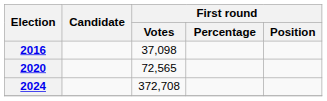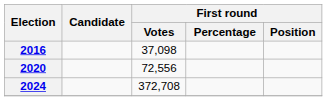(159, 68) 72,565 -> (159, 68) 72,556
